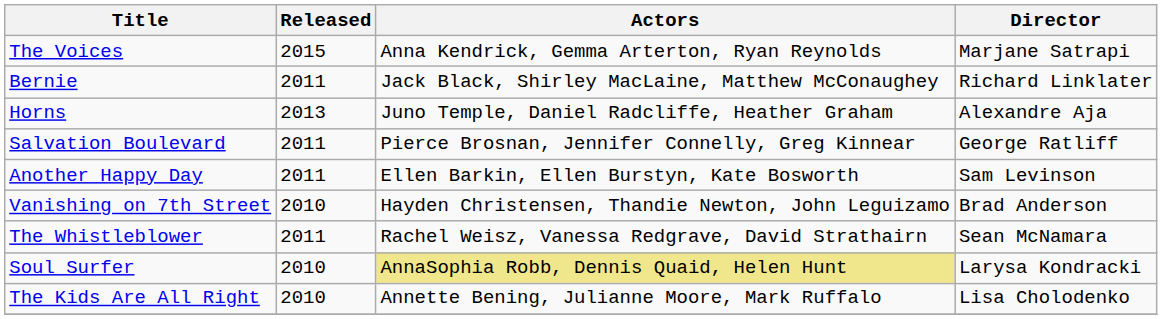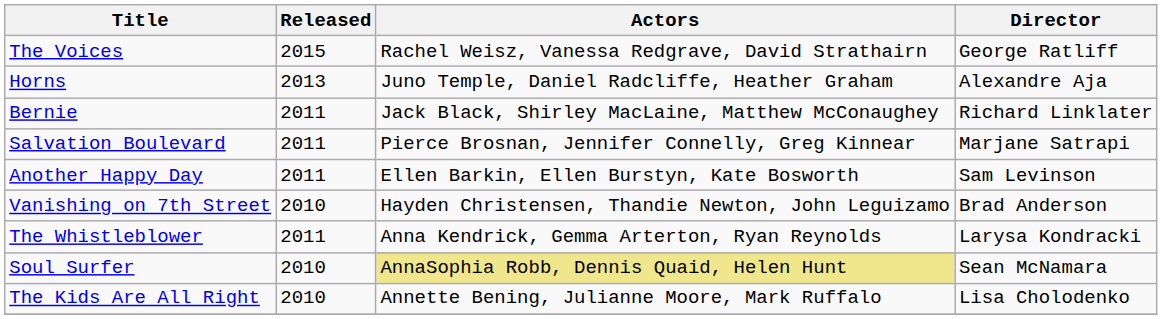(631, 51) Anna Kendrick, Gemma Arterton, Ryan Reynolds -> (654, 51) Rachel Weisz, Vanessa Redgrave, David Strathairn
(1044, 51) Marjane Satrapi -> (1039, 51) George Ratliff
rows swapped: (38, 113) <-> (43, 82)
(1039, 144) George Ratliff -> (1044, 144) Marjane Satrapi
(654, 237) Rachel Weisz, Vanessa Redgrave, David Strathairn -> (631, 237) Anna Kendrick, Gemma Arterton, Ryan Reynolds
(1033, 237) Sean McNamara -> (1050, 237) Larysa Kondracki
(1050, 268) Larysa Kondracki -> (1033, 268) Sean McNamara
